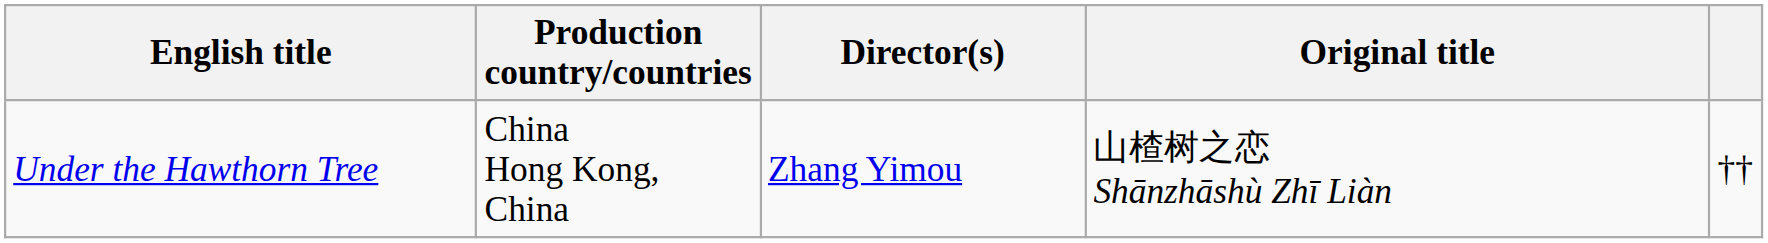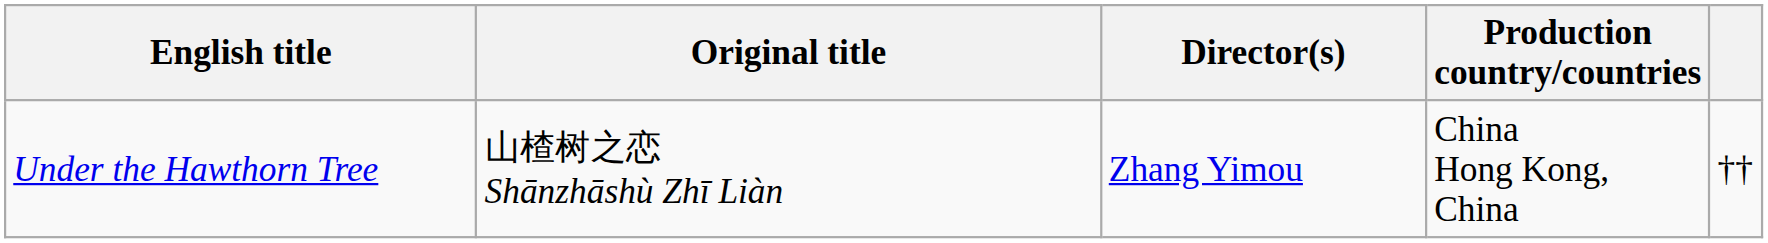columns swapped: (1397, 52) <-> (618, 52)
